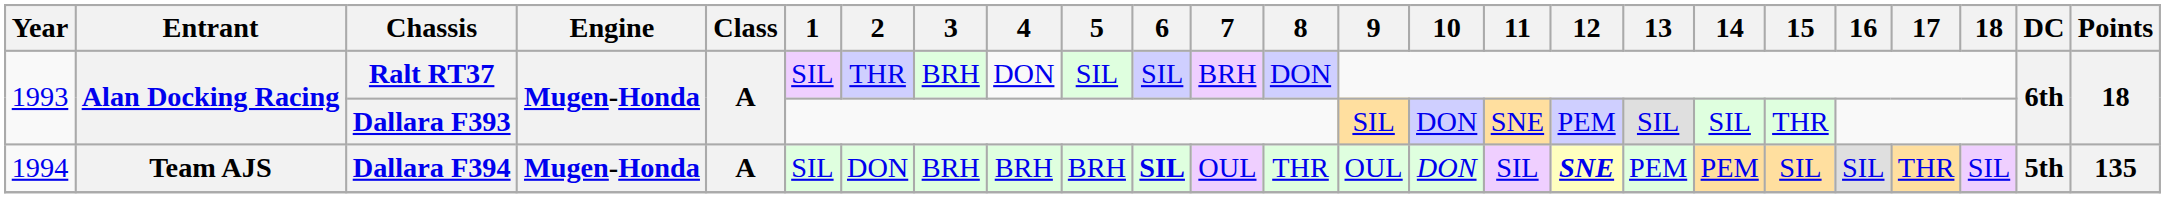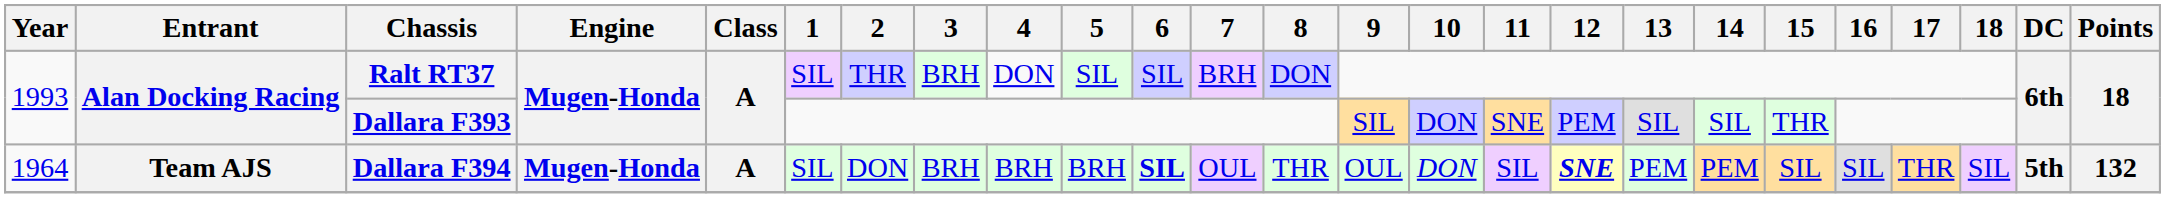(40, 167) 1994 -> (40, 167) 1964
(2116, 167) 135 -> (2116, 167) 132
